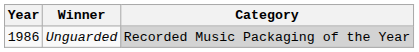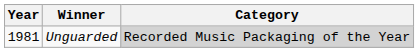(24, 37) 1986 -> (24, 37) 1981
